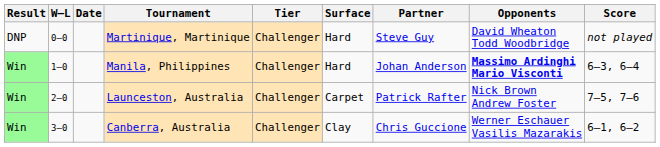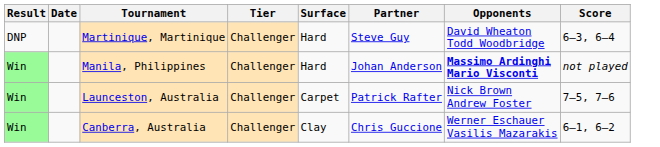- column: (61, 13)
(620, 37) not played -> (589, 37) 6–3, 6–4
(613, 67) 6–3, 6–4 -> (595, 67) not played
